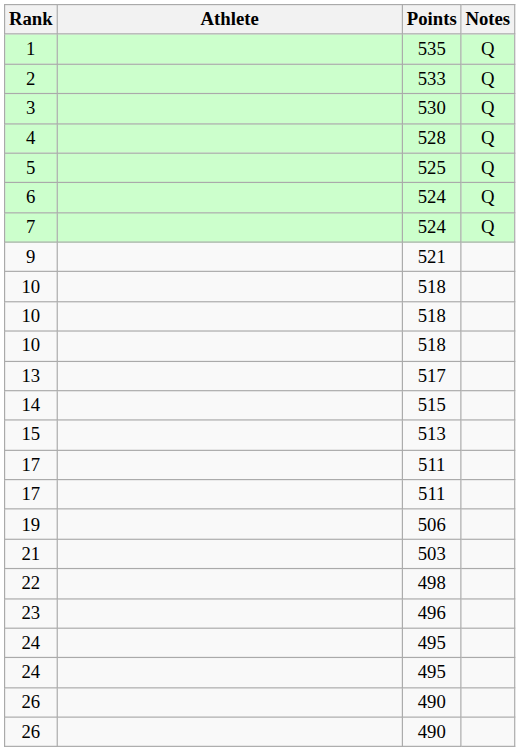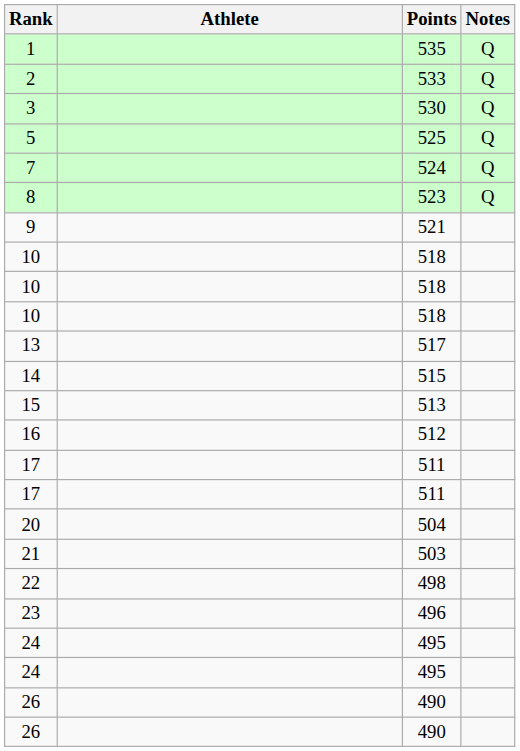- row: (31, 138)
- row: (31, 197)
+ row: (31, 197)
+ row: (31, 434)
- row: (31, 524)
+ row: (31, 524)
